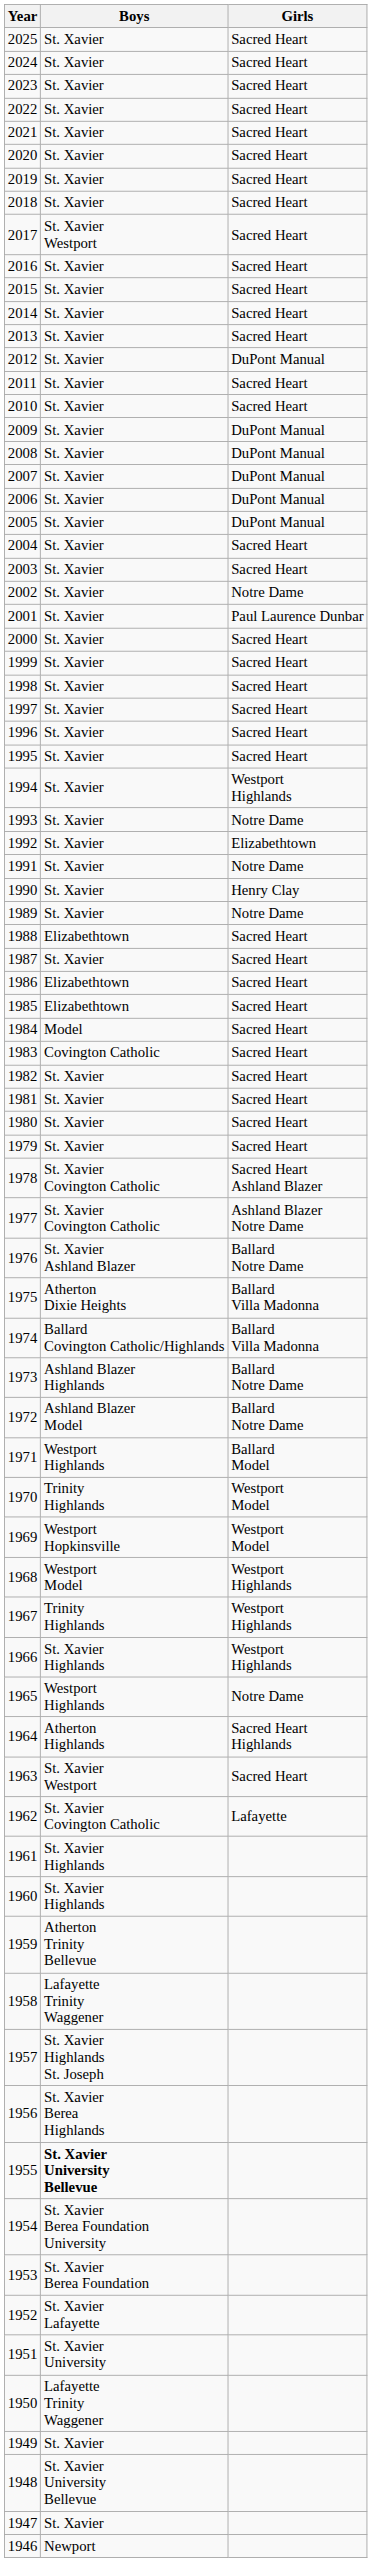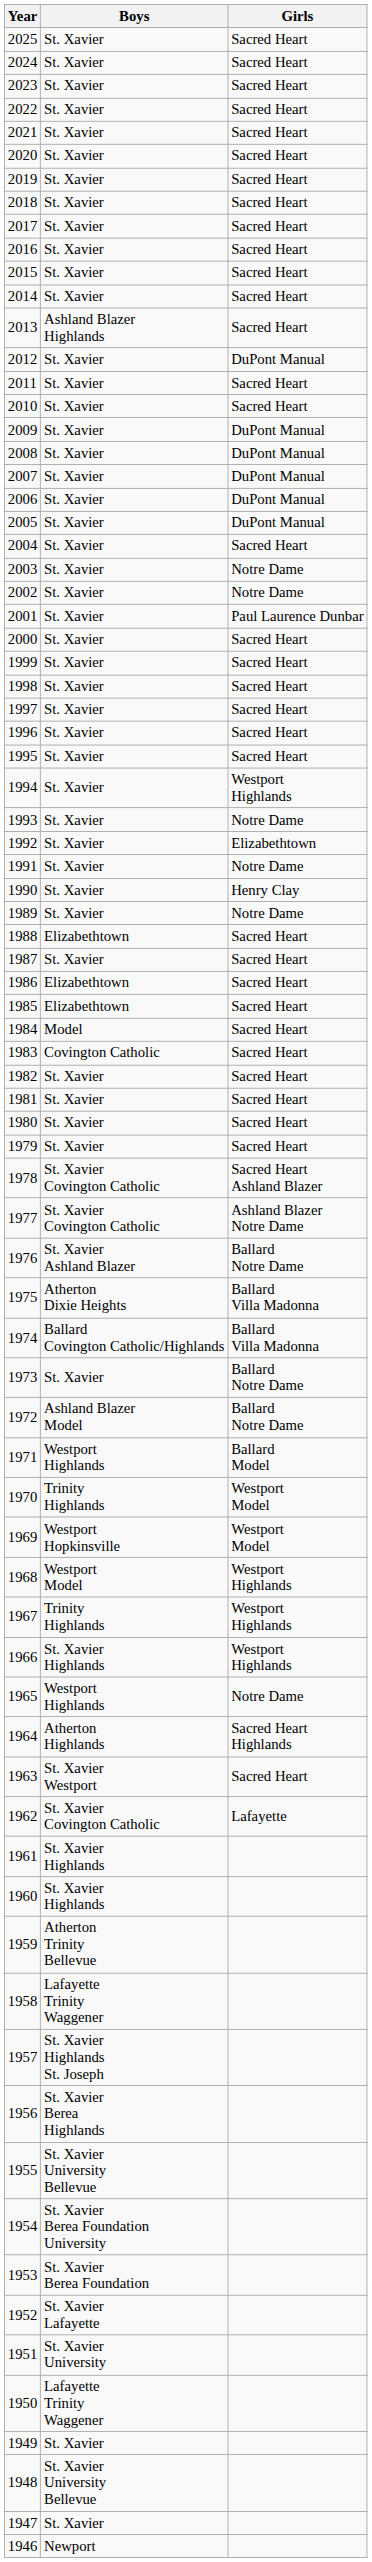(74, 234) St. Xavier Westport -> (74, 226) St. Xavier
(74, 336) St. Xavier -> (90, 327) Ashland Blazer Highlands
(269, 569) Sacred Heart -> (267, 569) Notre Dame
(90, 1377) Ashland Blazer Highlands -> (74, 1377) St. Xavier
(77, 2170) bold -> (75, 2170) normal
